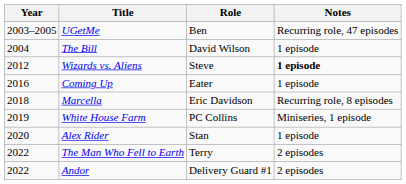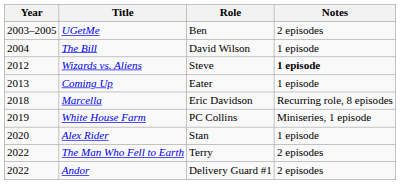(338, 30) Recurring role, 47 episodes -> (300, 30) 2 episodes
(18, 83) 2016 -> (18, 83) 2013
